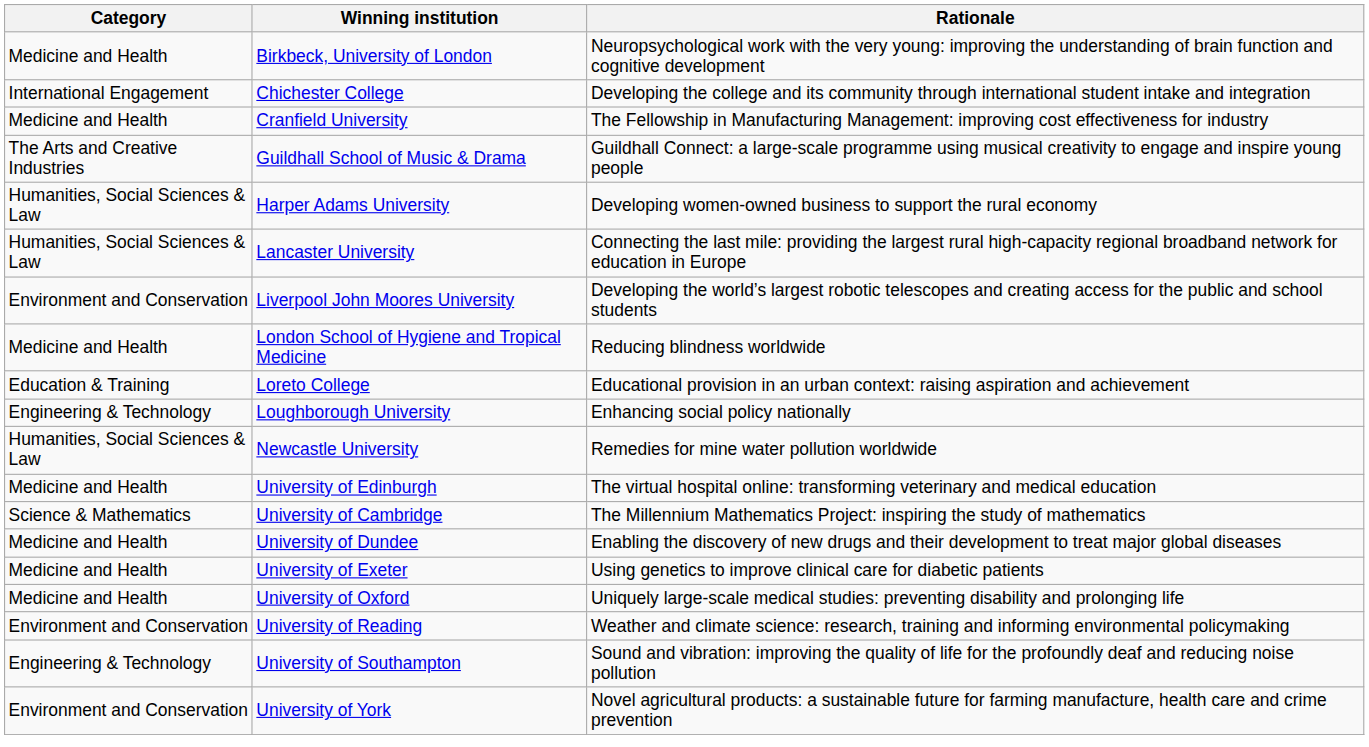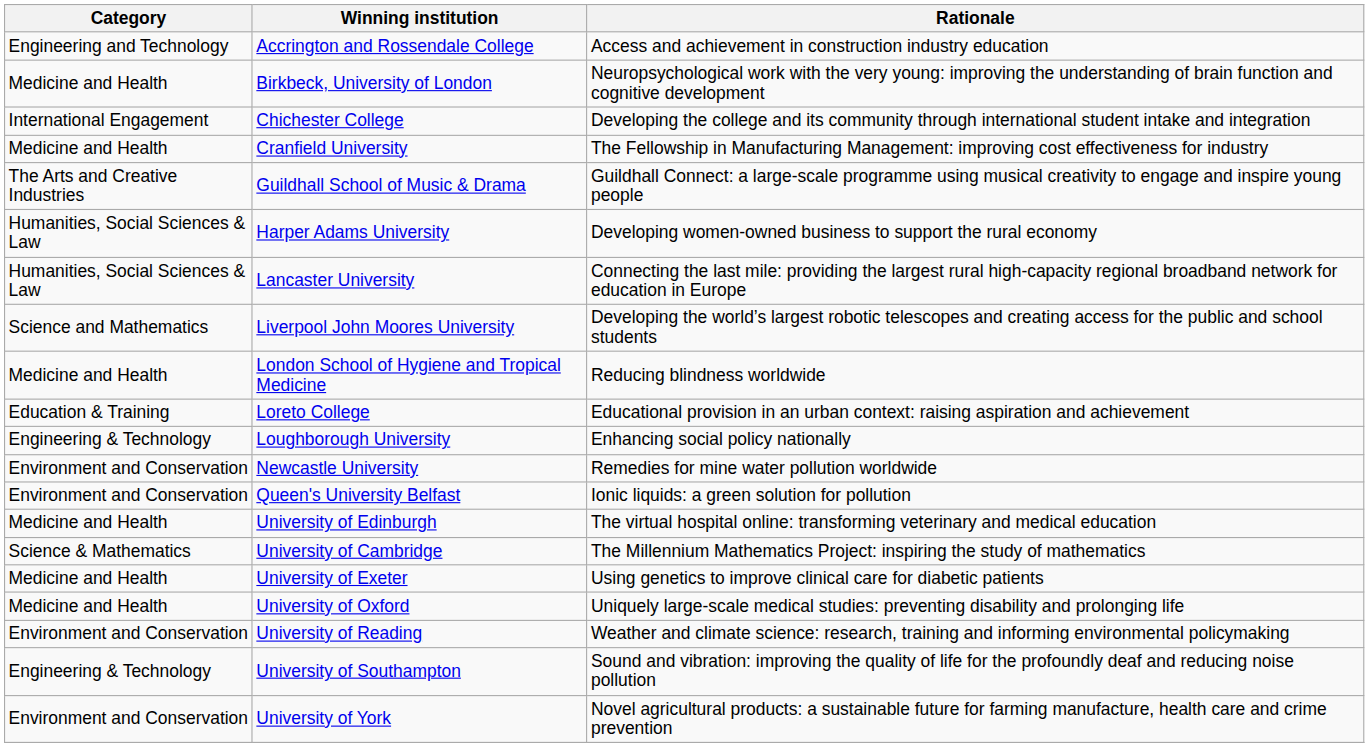+ row: (395, 45)
(128, 300) Environment and Conservation -> (108, 327) Science and Mathematics
(127, 450) Humanities, Social Sciences & Law -> (128, 467) Environment and Conservation
+ row: (358, 495)
- row: (337, 542)
